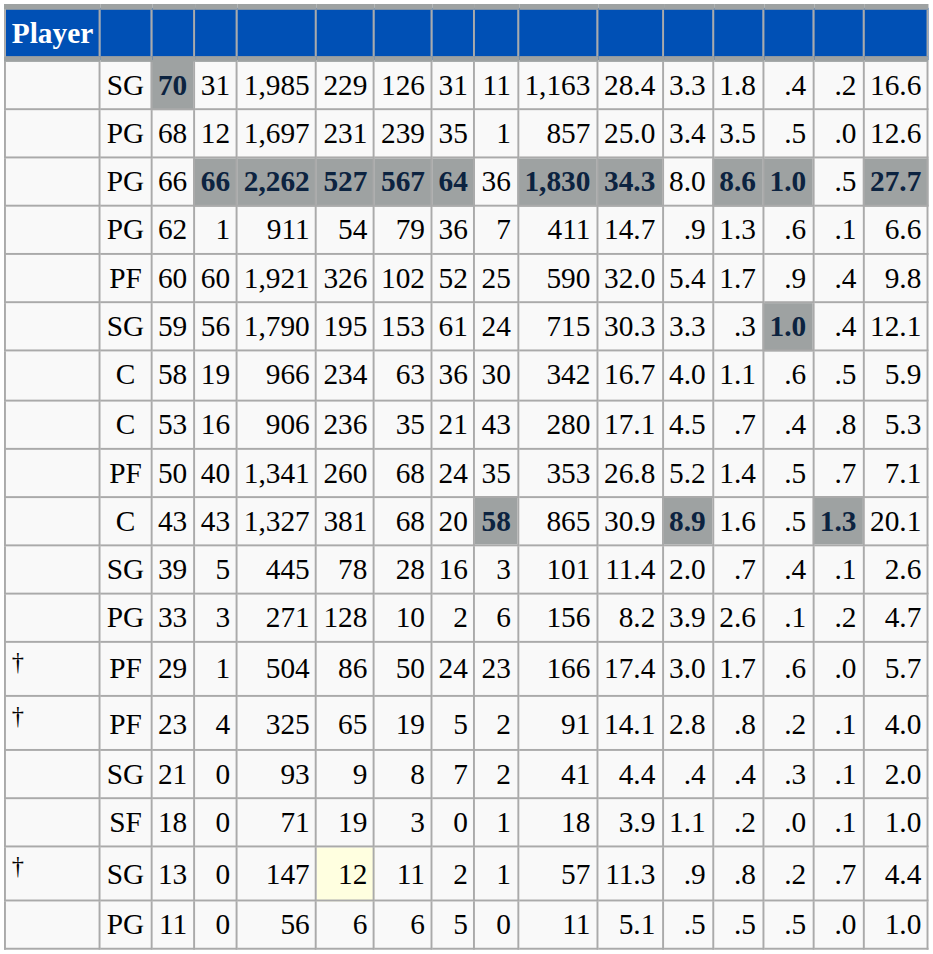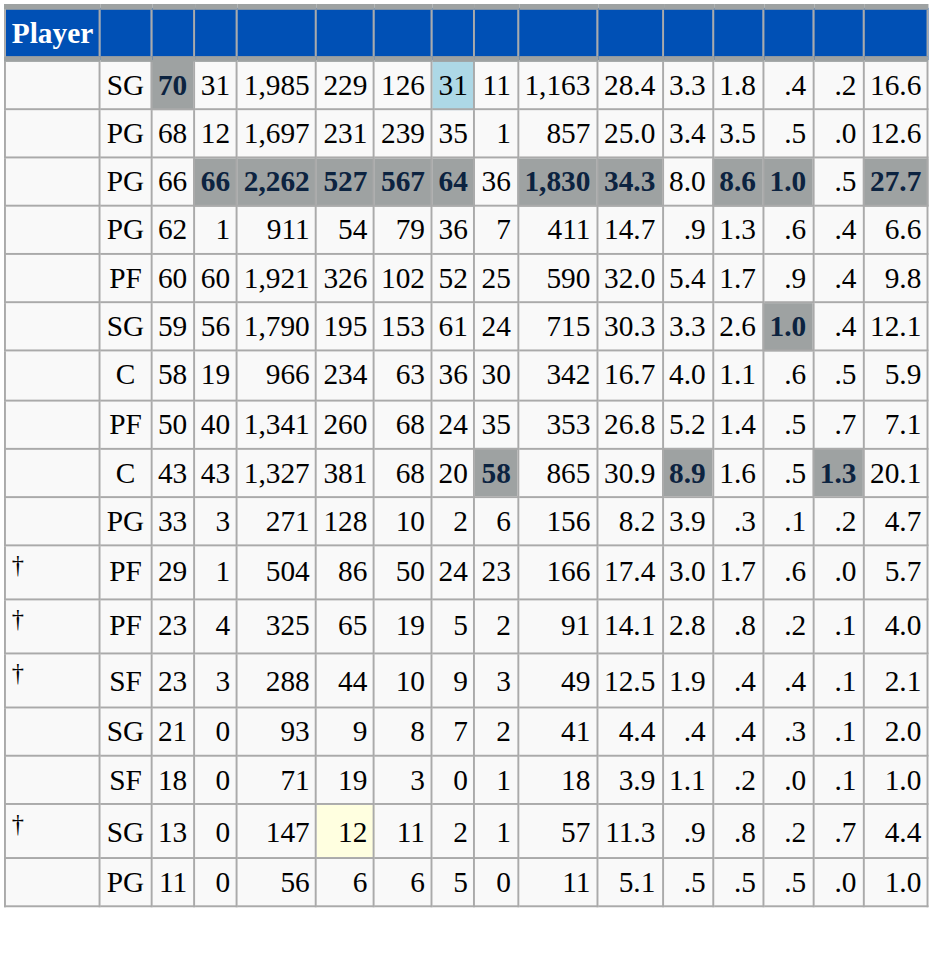(453, 84) no background -> (453, 84) lightblue background
(845, 230) .1 -> (845, 230) .4
(745, 326) .3 -> (738, 326) 2.6
- row: (173, 423)
- row: (173, 568)
(738, 617) 2.6 -> (745, 520) .3
+ row: (173, 680)
